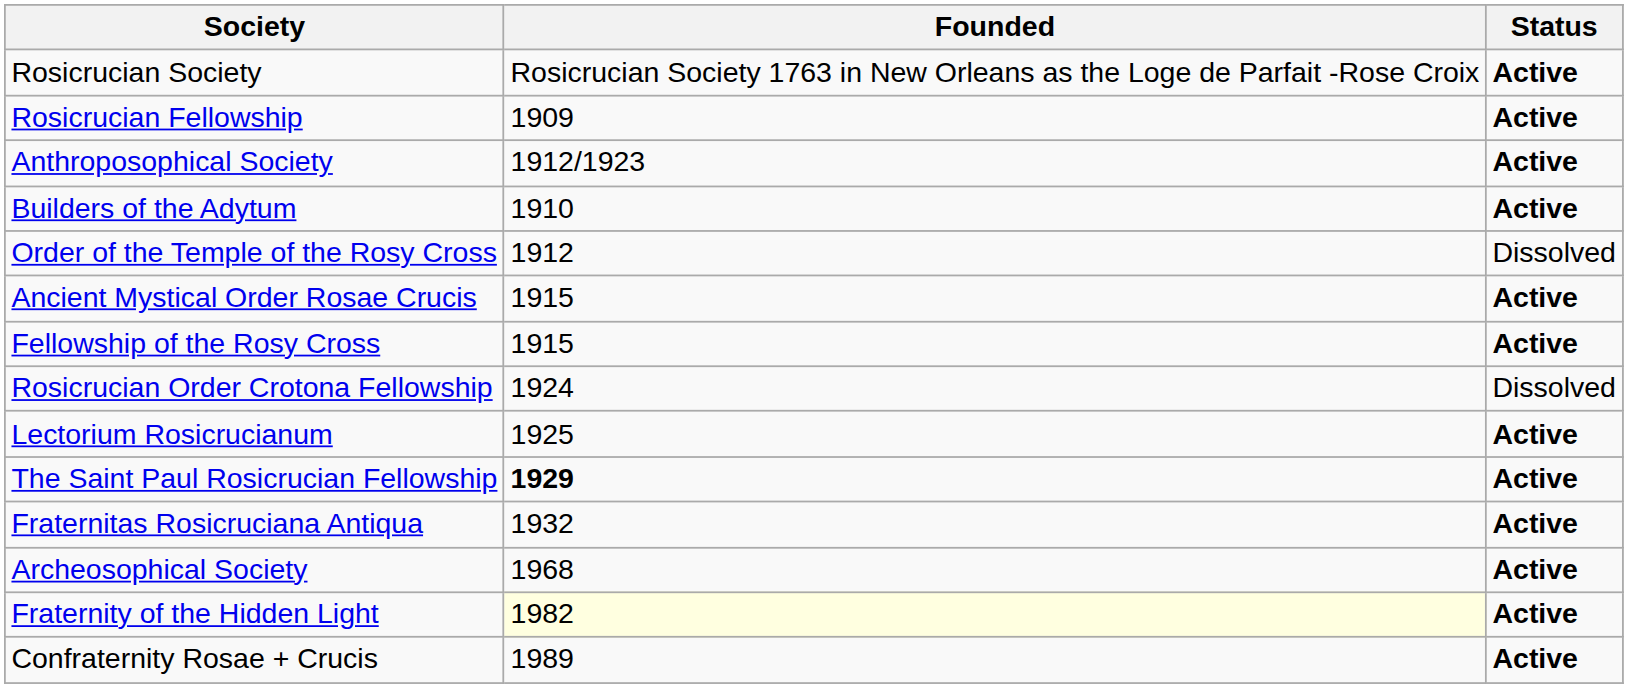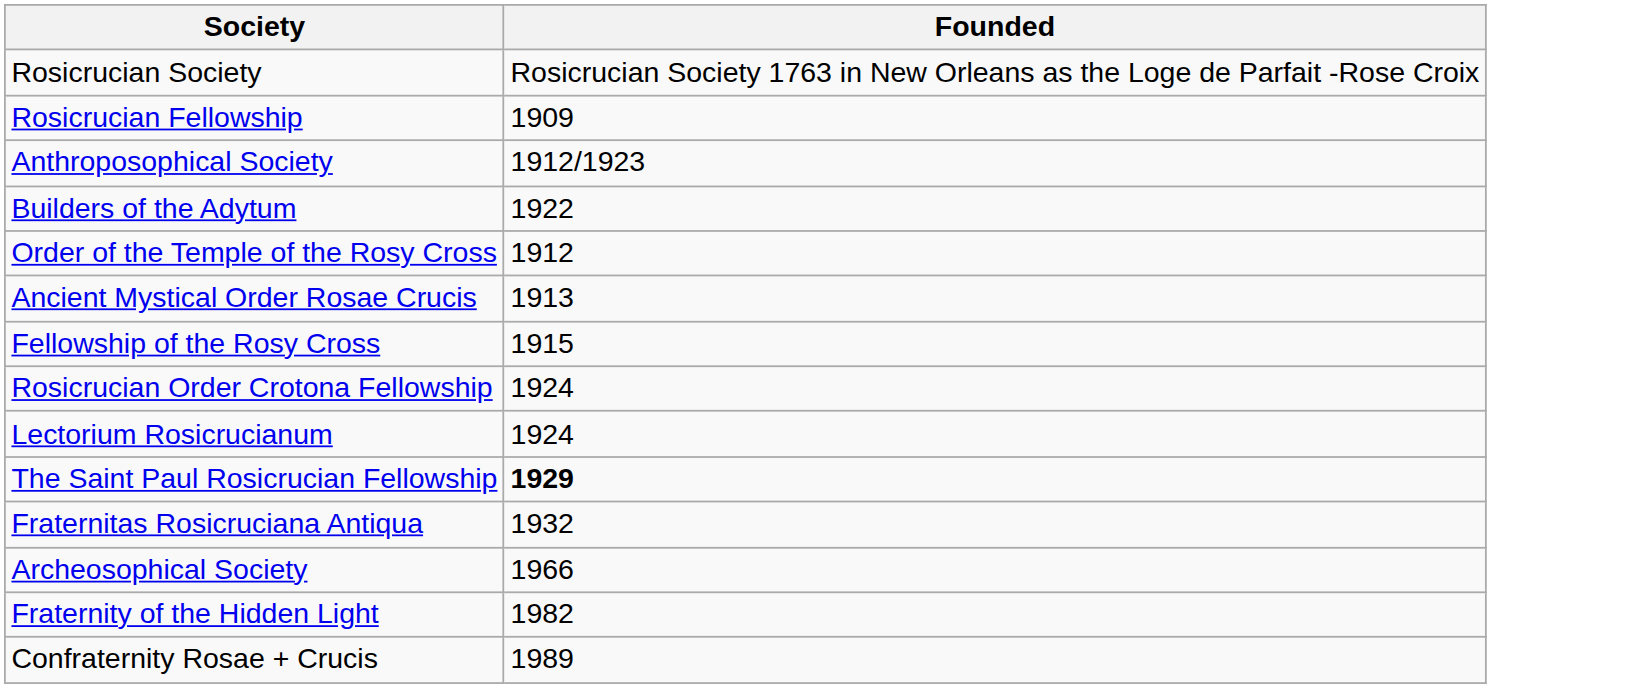- column: (1554, 27)
(542, 207) 1910 -> (542, 207) 1922
(542, 298) 1915 -> (542, 298) 1913
(542, 433) 1925 -> (542, 433) 1924
(542, 569) 1968 -> (542, 569) 1966
(542, 614) lightyellow background -> (542, 614) no background
